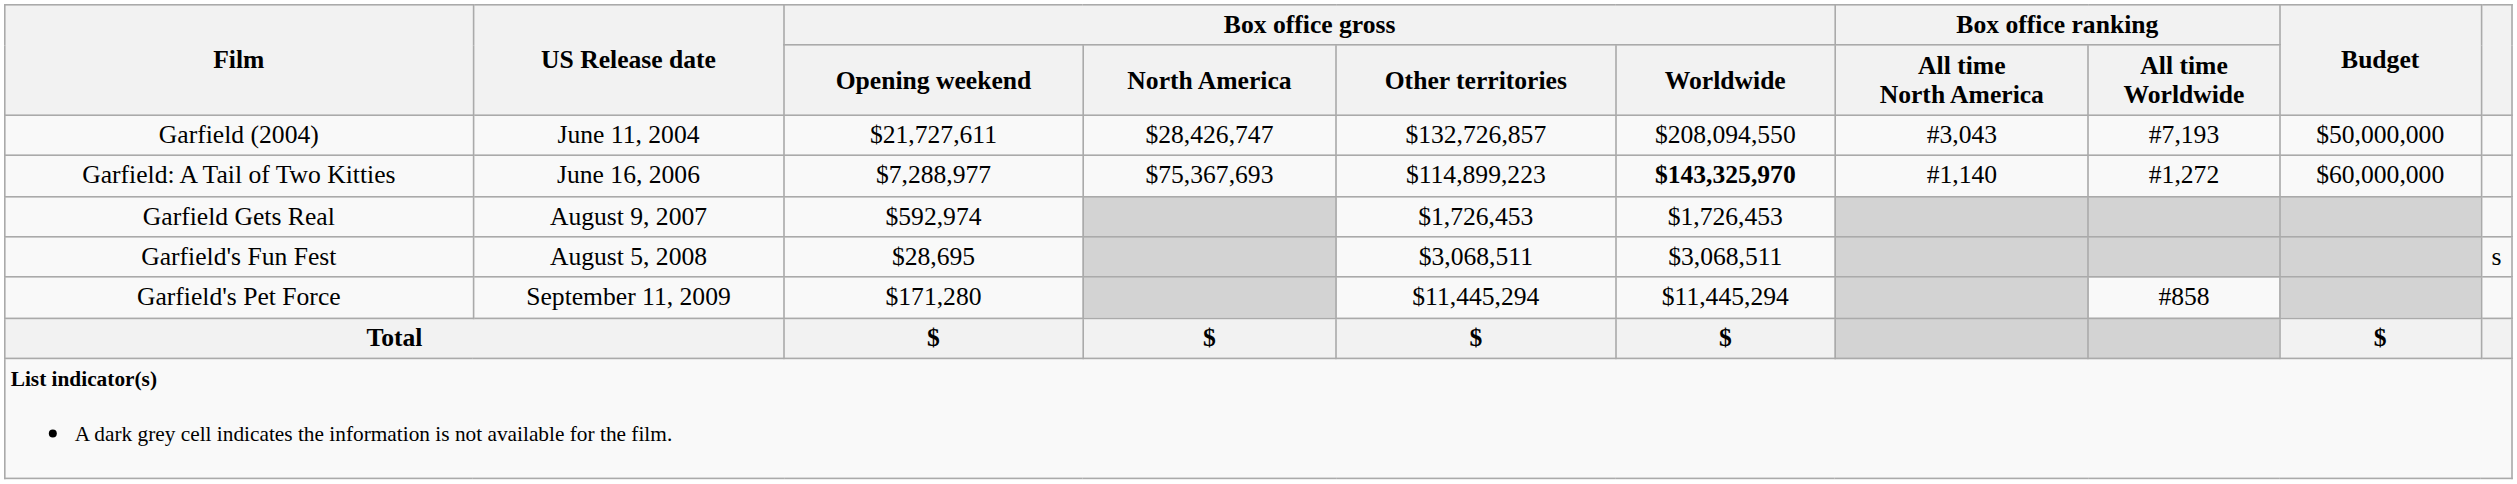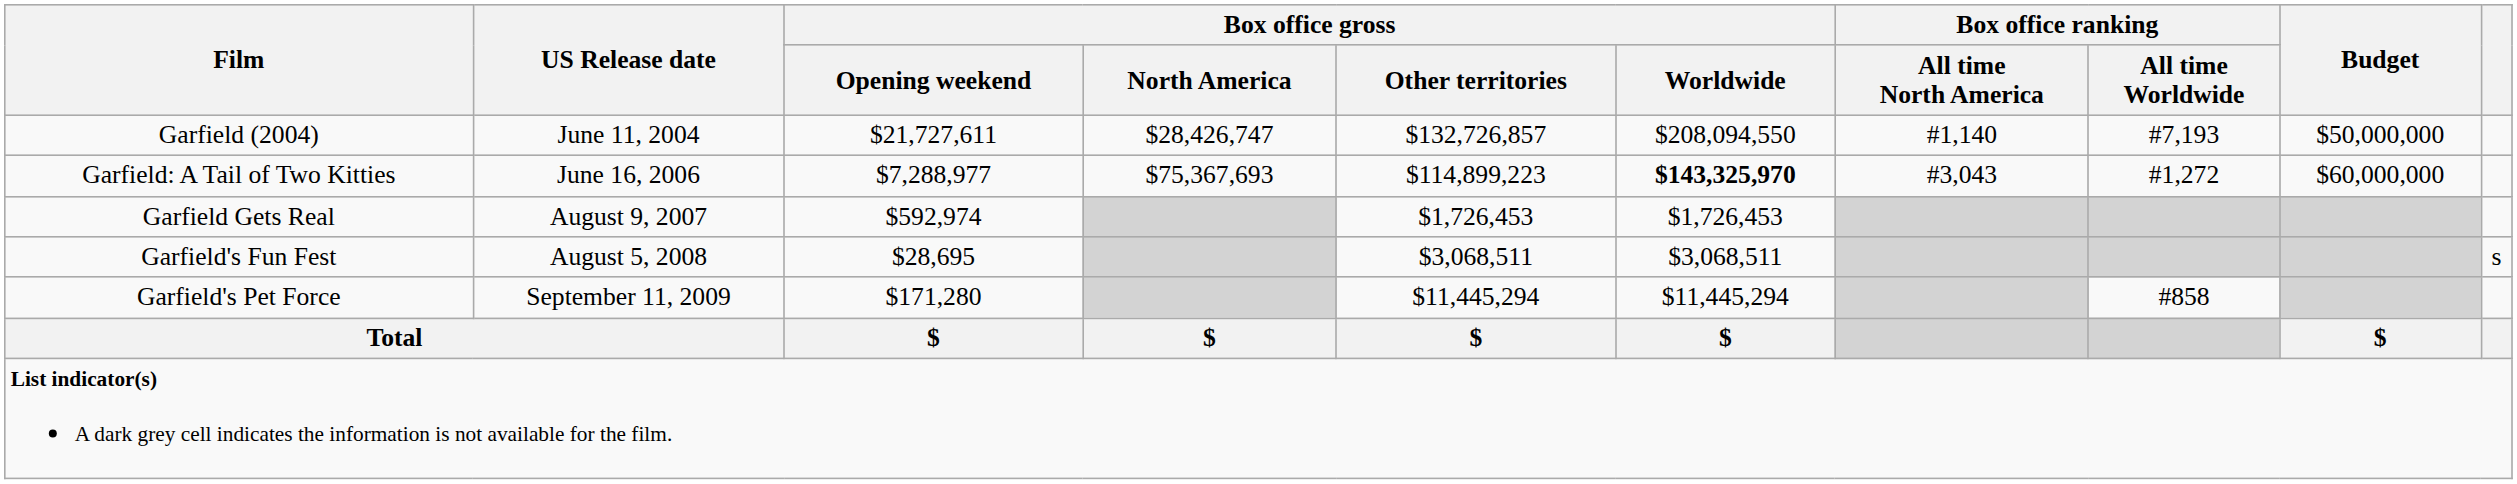(1962, 134) #3,043 -> (1962, 134) #1,140
(1962, 175) #1,140 -> (1962, 175) #3,043
